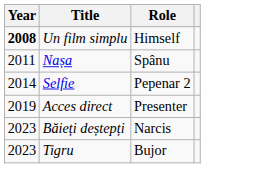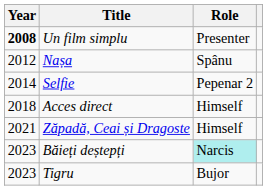(157, 38) Himself -> (223, 38) Presenter
(22, 60) 2011 -> (22, 60) 2012
(22, 106) 2019 -> (22, 106) 2018
(160, 106) Presenter -> (219, 106) Himself
+ row: (116, 128)
(153, 128) no background -> (215, 151) paleturquoise background
